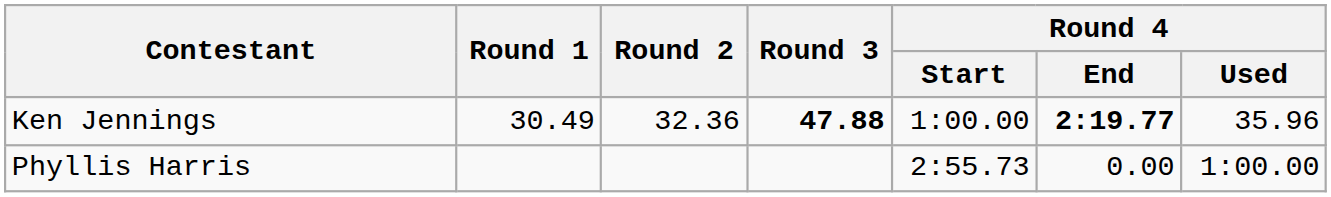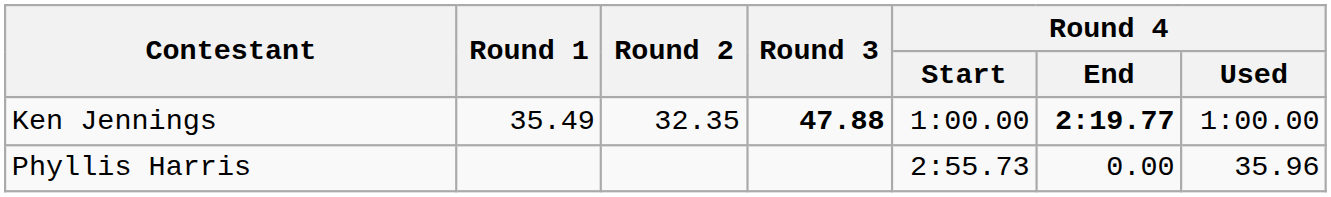(552, 121) 30.49 -> (552, 121) 35.49
(697, 121) 32.36 -> (697, 121) 32.35
(1277, 121) 35.96 -> (1260, 121) 1:00.00
(1260, 167) 1:00.00 -> (1277, 167) 35.96
